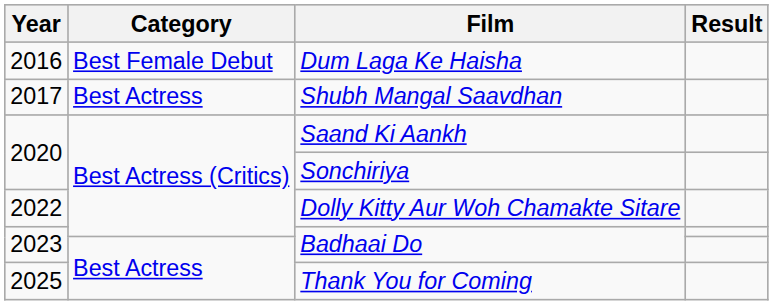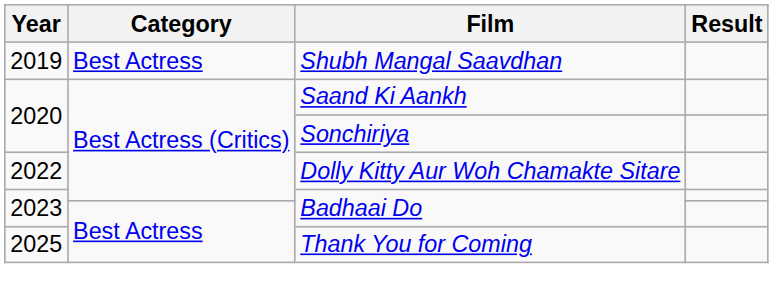- row: (173, 60)
(36, 97) 2017 -> (36, 60) 2019
